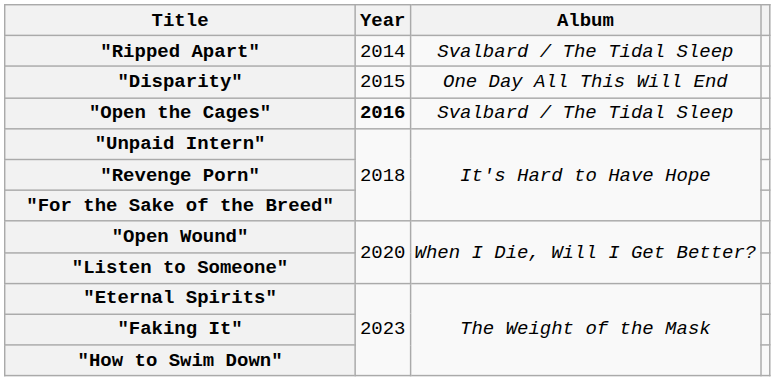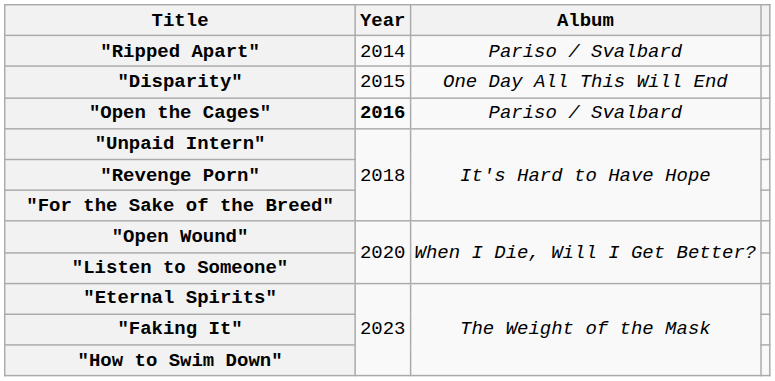(585, 51) Svalbard / The Tidal Sleep -> (585, 51) Pariso / Svalbard
(585, 113) Svalbard / The Tidal Sleep -> (585, 113) Pariso / Svalbard
